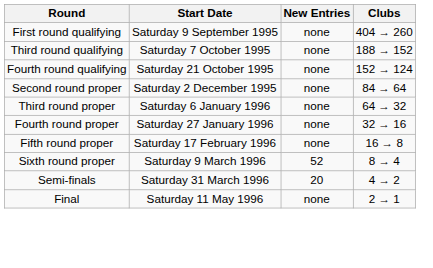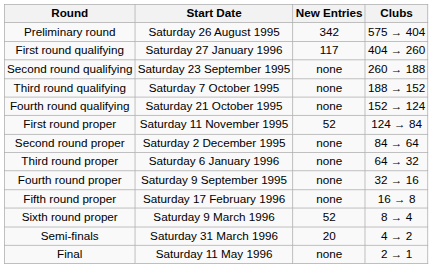+ row: (70, 32)
(205, 32) Saturday 9 September 1995 -> (214, 50) Saturday 27 January 1996
(317, 32) none -> (329, 50) 117
+ row: (70, 69)
+ row: (70, 124)
(205, 124) Saturday 27 January 1996 -> (214, 180) Saturday 9 September 1995
